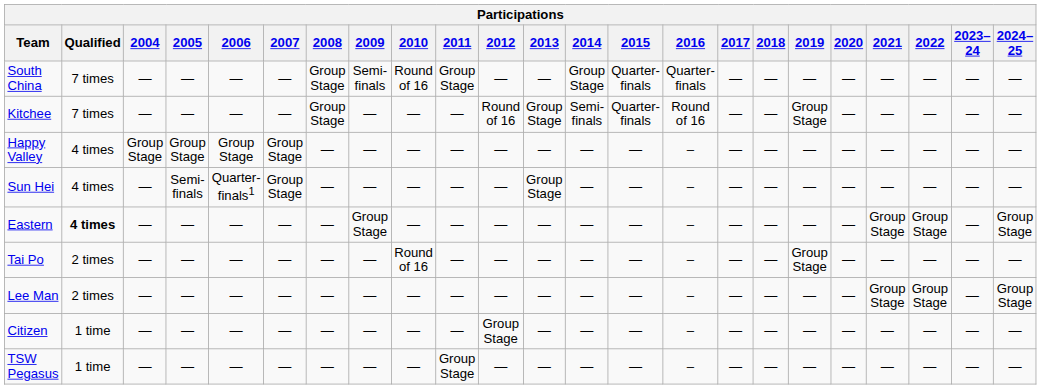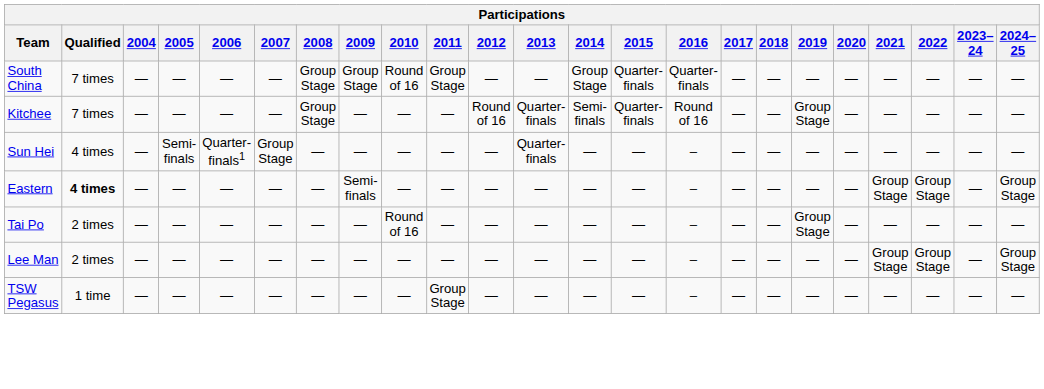(370, 78) Semi-finals -> (360, 78) Group Stage
(544, 114) Group Stage -> (541, 114) Quarter-finals
- row: (26, 149)
(544, 187) Group Stage -> (541, 151) Quarter-finals
(370, 224) Group Stage -> (360, 188) Semi-finals
- row: (27, 331)
